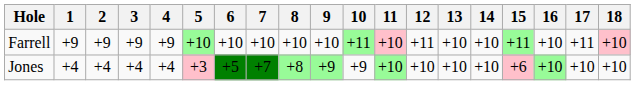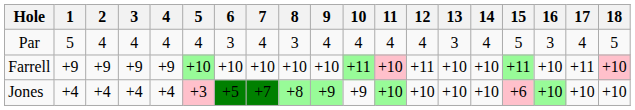+ row: (29, 42)
